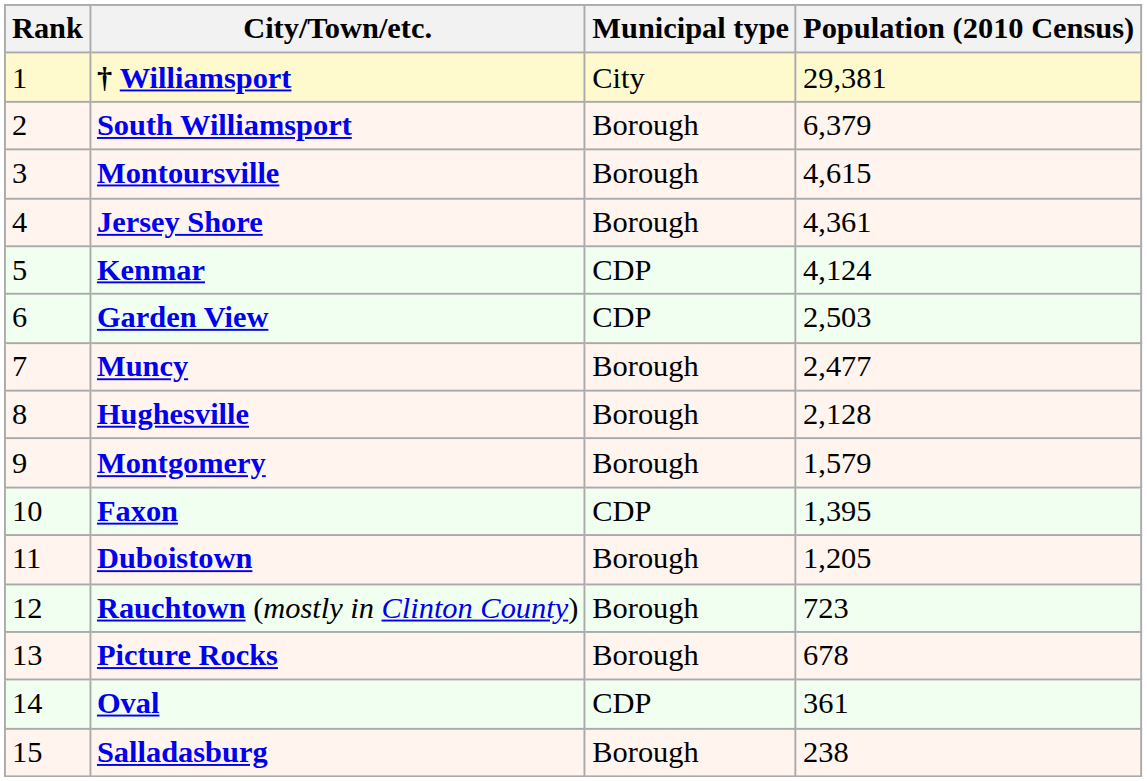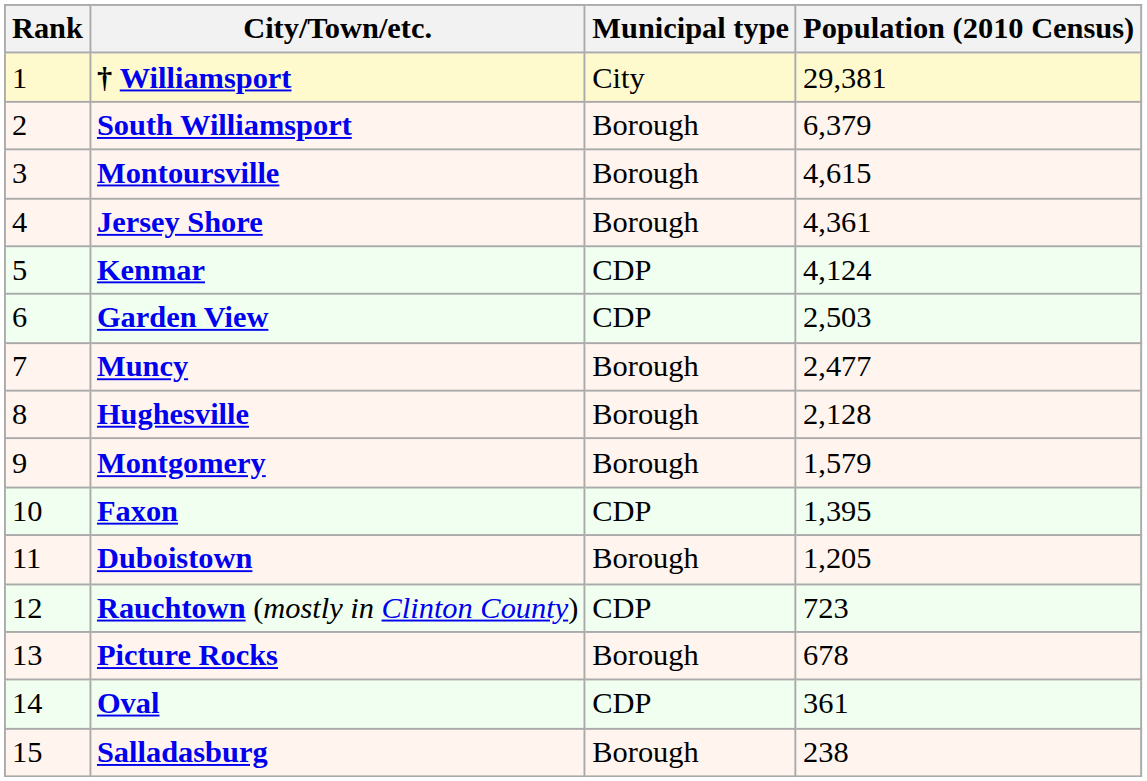(646, 607) Borough -> (622, 607) CDP
